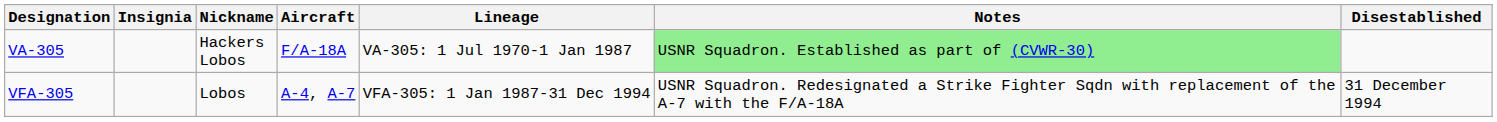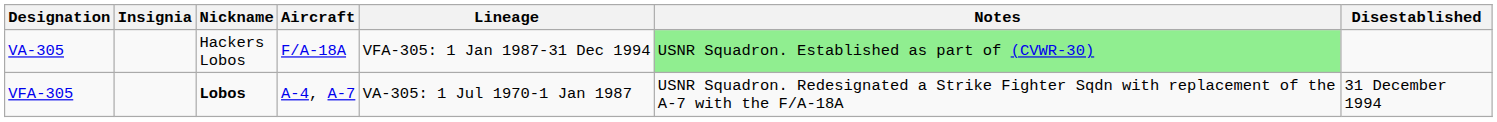(497, 51) VA-305: 1 Jul 1970-1 Jan 1987 -> (507, 51) VFA-305: 1 Jan 1987-31 Dec 1994
(223, 94) normal -> (223, 94) bold
(507, 94) VFA-305: 1 Jan 1987-31 Dec 1994 -> (497, 94) VA-305: 1 Jul 1970-1 Jan 1987
